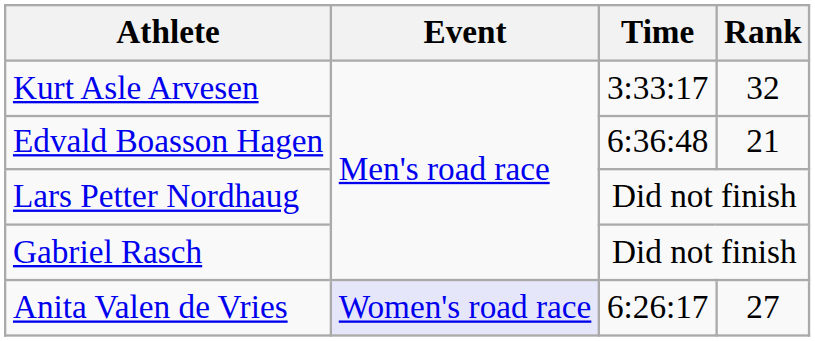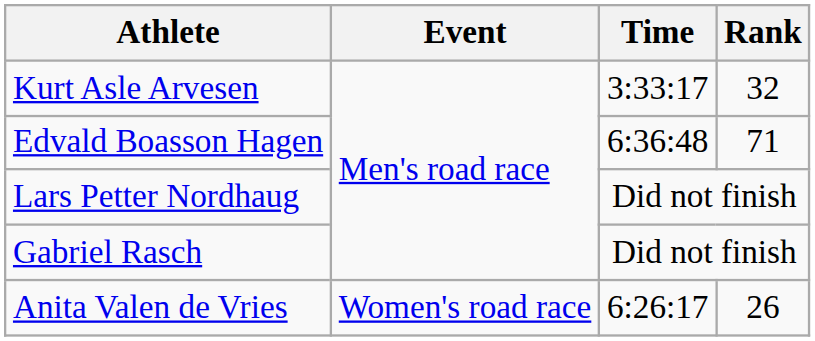(763, 142) 21 -> (763, 142) 71
(465, 306) lavender background -> (465, 306) no background
(763, 306) 27 -> (763, 306) 26
